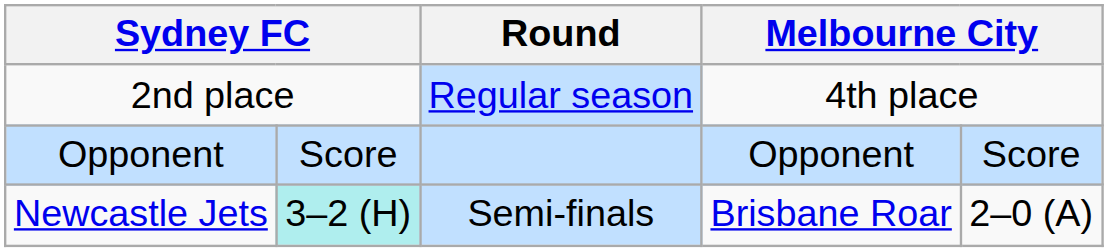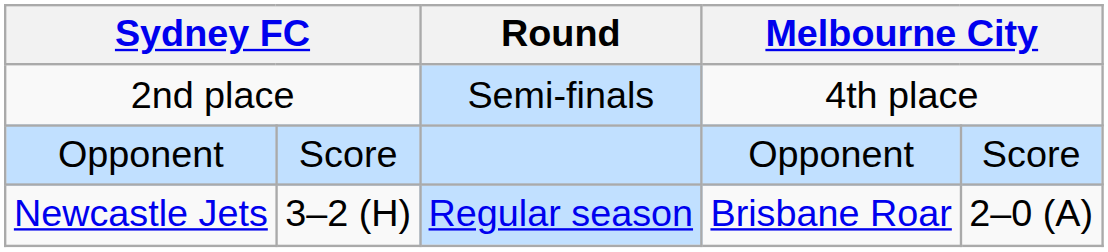(561, 94) Regular season -> (561, 94) Semi-finals
(348, 214) paleturquoise background -> (348, 214) no background
(561, 214) Semi-finals -> (561, 214) Regular season
